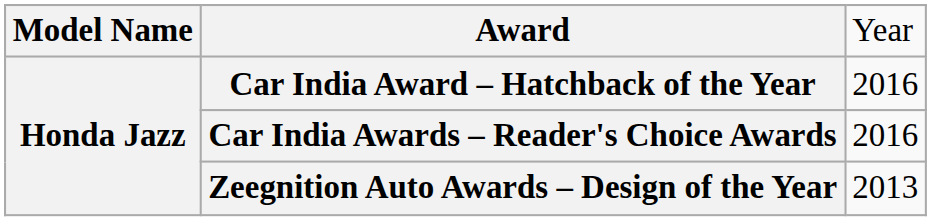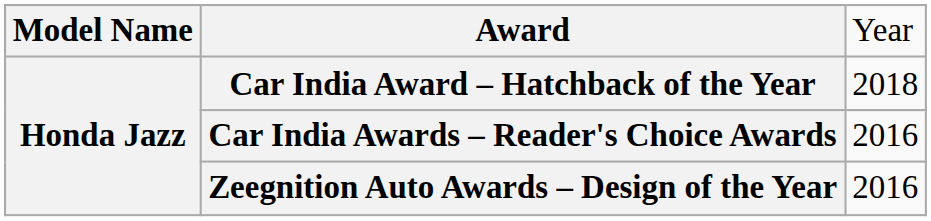(885, 82) 2016 -> (885, 82) 2018
(885, 187) 2013 -> (885, 187) 2016
